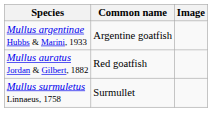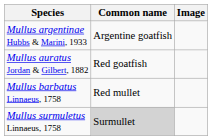+ row: (42, 92)
(114, 92) no background -> (114, 121) lightgrey background
